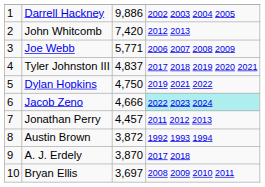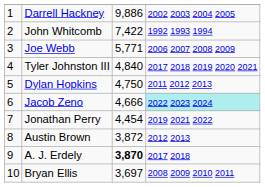(129, 31) 7,420 -> (129, 31) 7,422
(169, 31) 2012 2013 -> (180, 31) 1992 1993 1994
(129, 66) 4,837 -> (129, 66) 4,840
(180, 84) 2019 2021 2022 -> (180, 84) 2011 2012 2013
(129, 119) 4,457 -> (129, 119) 4,454
(180, 120) 2011 2012 2013 -> (180, 120) 2019 2021 2022
(180, 138) 1992 1993 1994 -> (169, 138) 2012 2013
(129, 155) normal -> (129, 155) bold
